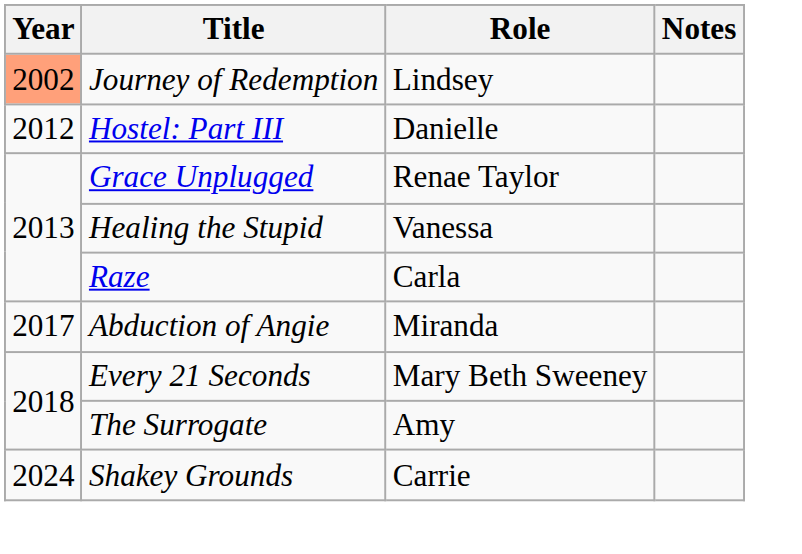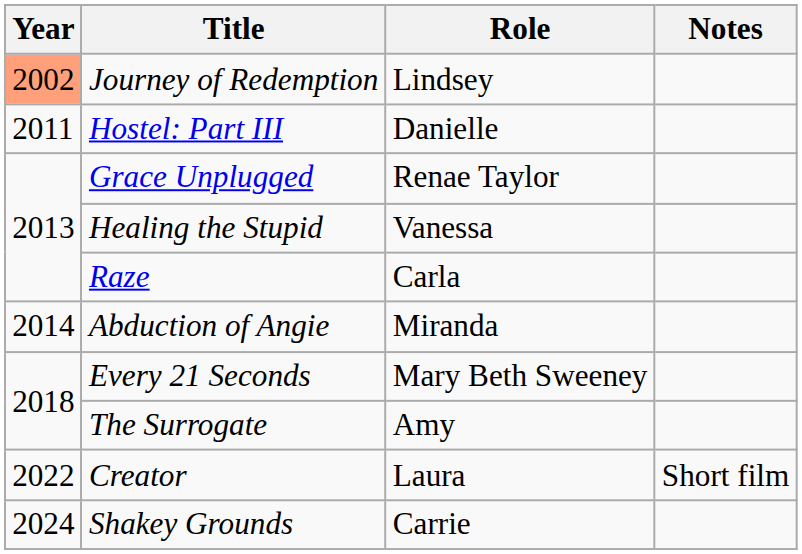(43, 128) 2012 -> (43, 128) 2011
(43, 326) 2017 -> (43, 326) 2014
+ row: (138, 474)
